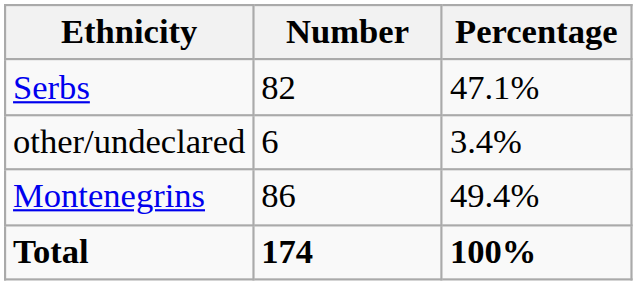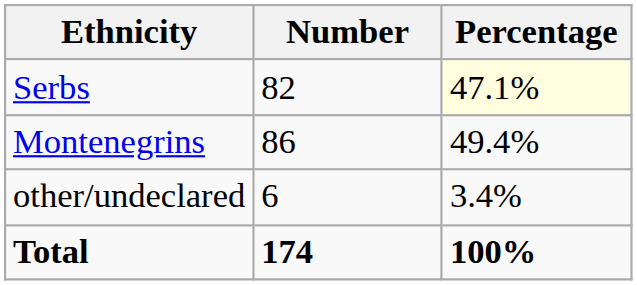(495, 86) no background -> (495, 86) lightyellow background
rows swapped: (109, 196) <-> (129, 141)
